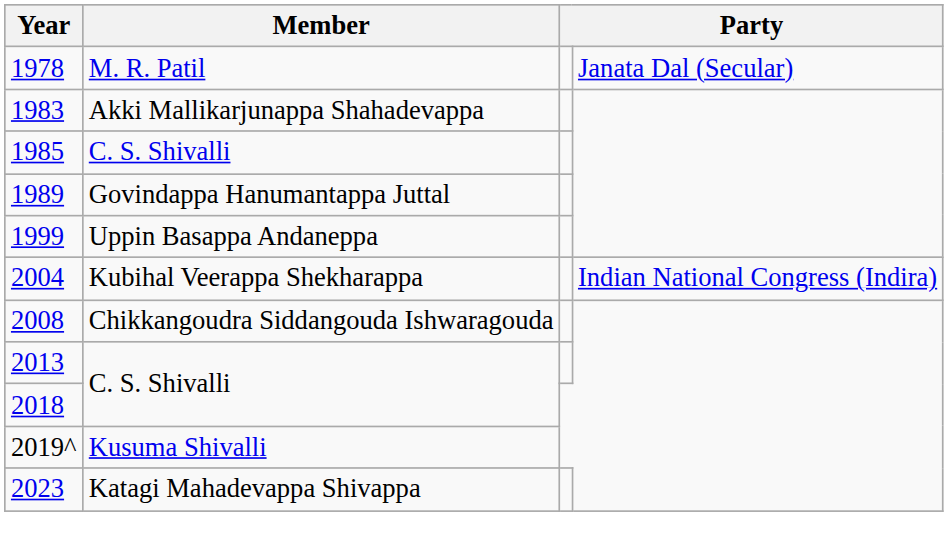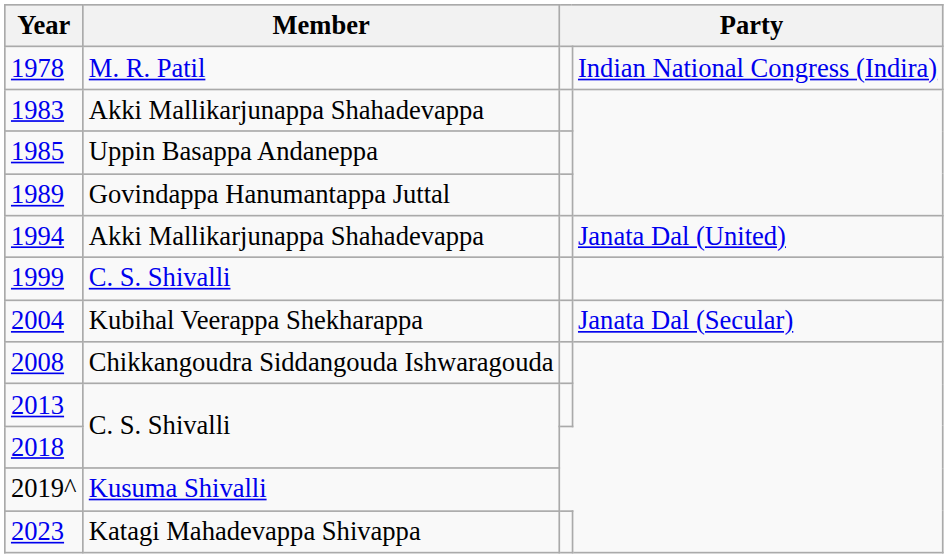(686, 67) Janata Dal (Secular) -> (758, 67) Indian National Congress (Indira)
(160, 151) C. S. Shivalli -> (233, 151) Uppin Basappa Andaneppa
+ row: (38, 236)
(233, 236) Uppin Basappa Andaneppa -> (160, 278) C. S. Shivalli
(758, 278) Indian National Congress (Indira) -> (686, 320) Janata Dal (Secular)
